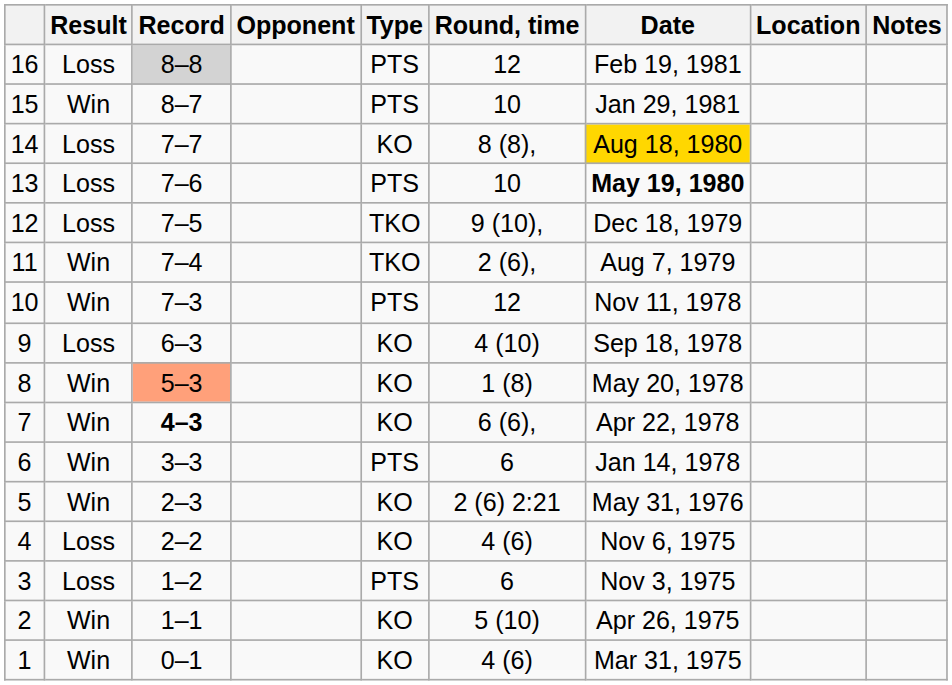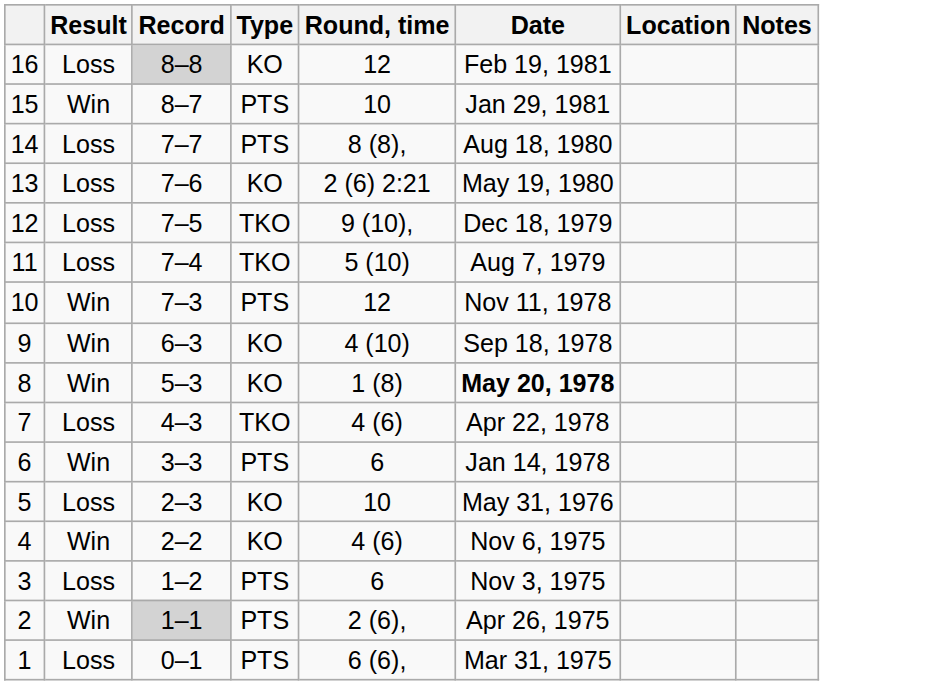- column: (296, 25)
(395, 65) PTS -> (265, 65) KO
(395, 144) KO -> (265, 144) PTS
(668, 144) gold background -> (538, 144) no background
(395, 184) PTS -> (265, 184) KO
(507, 184) 10 -> (377, 184) 2 (6) 2:21
(668, 184) bold -> (538, 184) normal
(88, 263) Win -> (88, 263) Loss
(507, 263) 2 (6), -> (377, 263) 5 (10)
(88, 342) Loss -> (88, 342) Win
(182, 382) lightsalmon background -> (182, 382) no background
(668, 382) normal -> (538, 382) bold
(88, 422) Win -> (88, 422) Loss
(182, 422) bold -> (182, 422) normal
(395, 422) KO -> (265, 422) TKO
(507, 422) 6 (6), -> (377, 422) 4 (6)
(88, 501) Win -> (88, 501) Loss
(507, 501) 2 (6) 2:21 -> (377, 501) 10
(88, 541) Loss -> (88, 541) Win
(182, 620) no background -> (182, 620) lightgrey background
(395, 620) KO -> (265, 620) PTS
(507, 620) 5 (10) -> (377, 620) 2 (6),
(88, 660) Win -> (88, 660) Loss
(395, 660) KO -> (265, 660) PTS
(507, 660) 4 (6) -> (377, 660) 6 (6),
